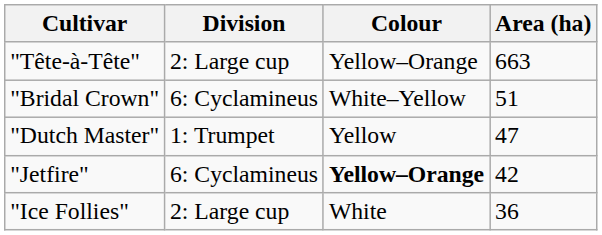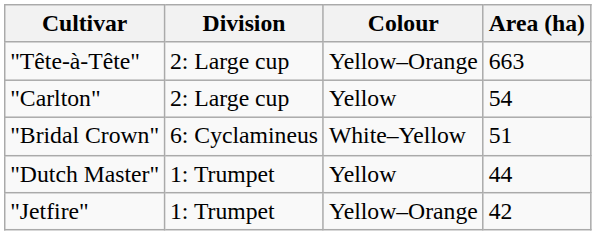+ row: (55, 98)
(507, 135) 47 -> (501, 173) 44
(244, 173) 6: Cyclamineus -> (222, 211) 1: Trumpet
(407, 173) bold -> (403, 211) normal
- row: (70, 211)
